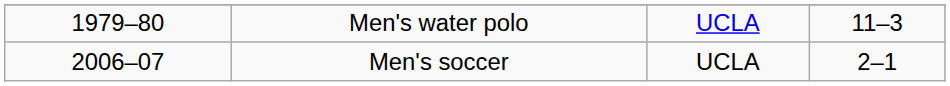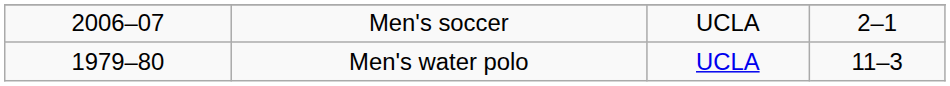rows swapped: (439, 23) <-> (439, 61)
